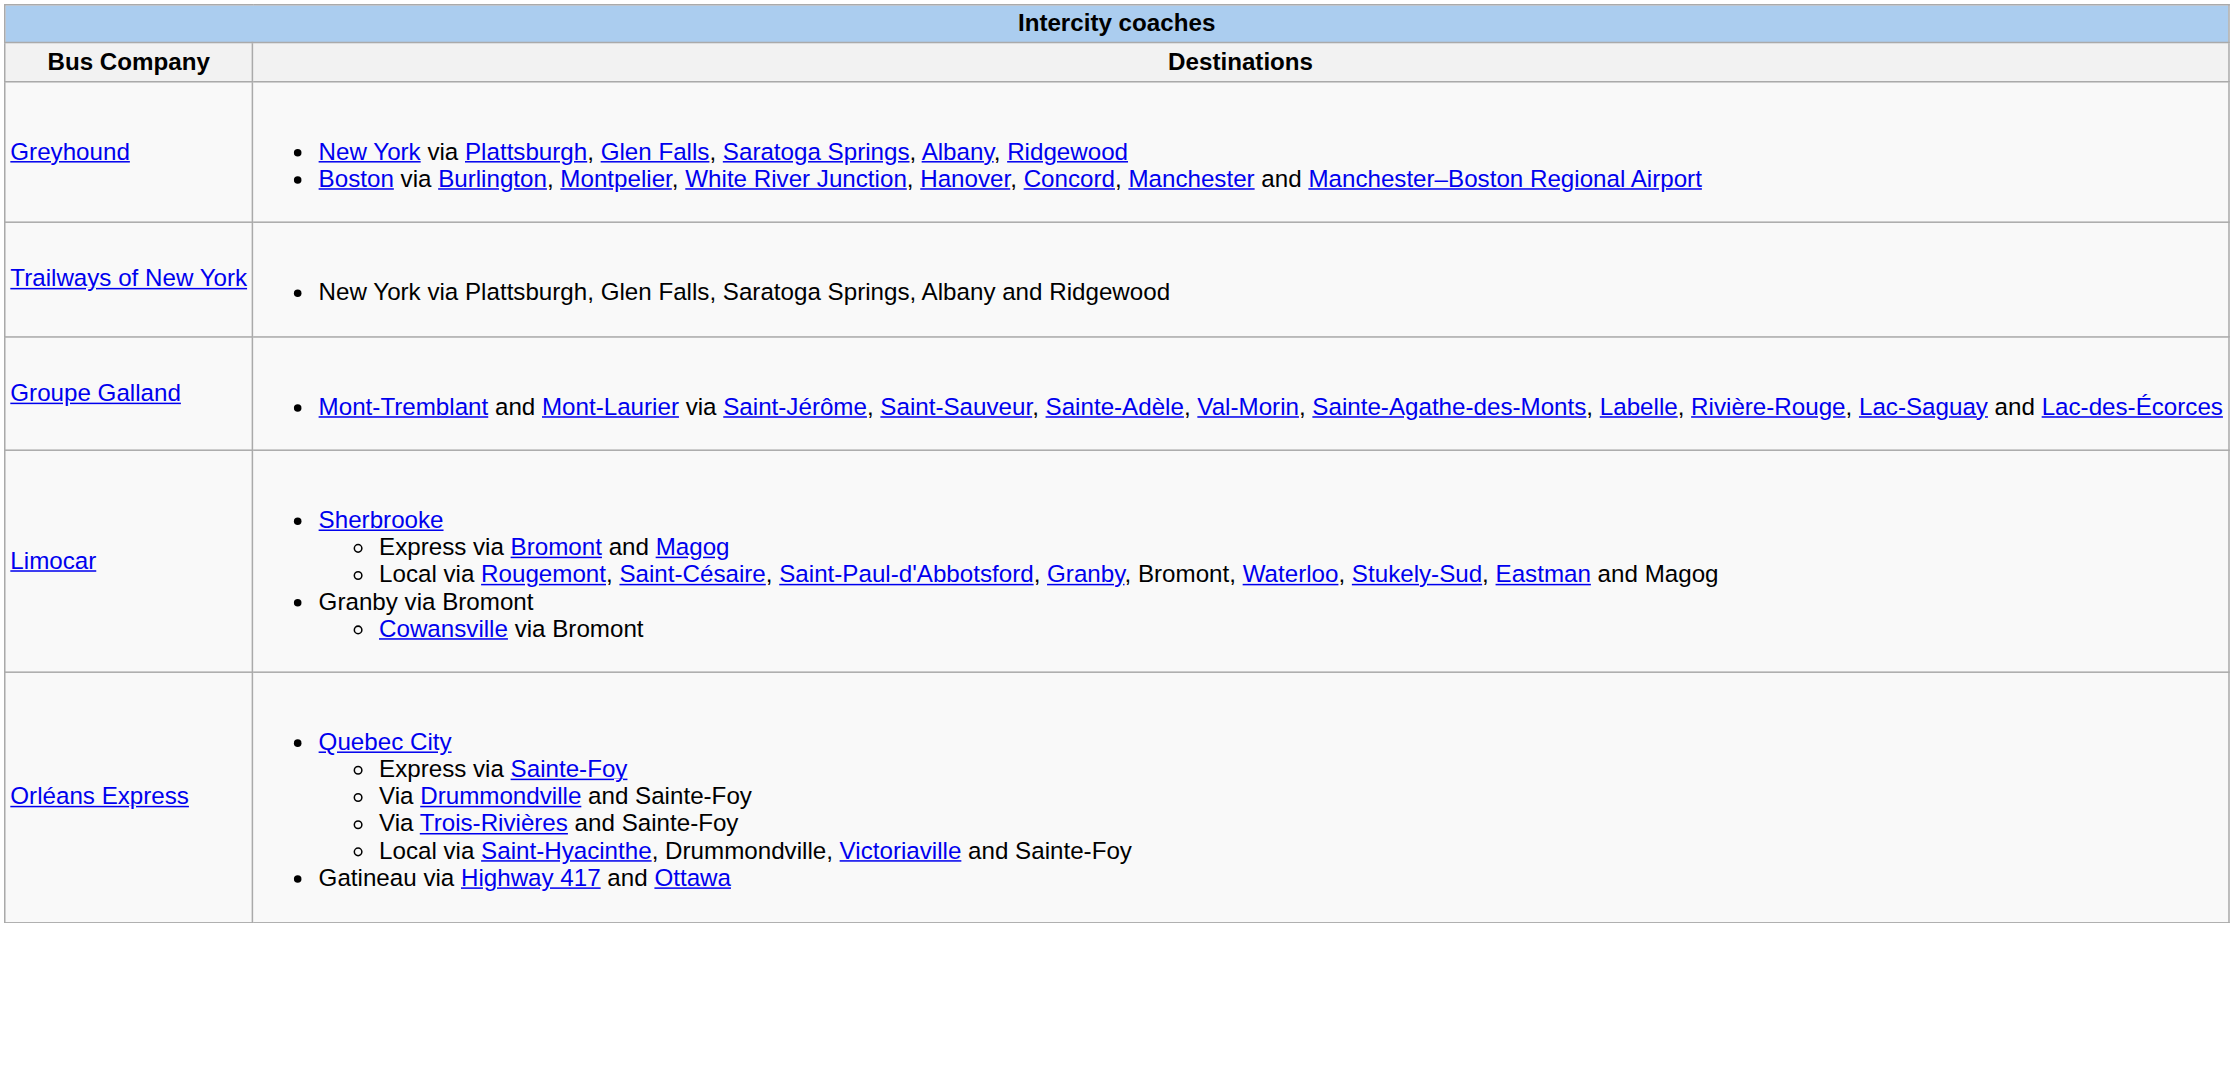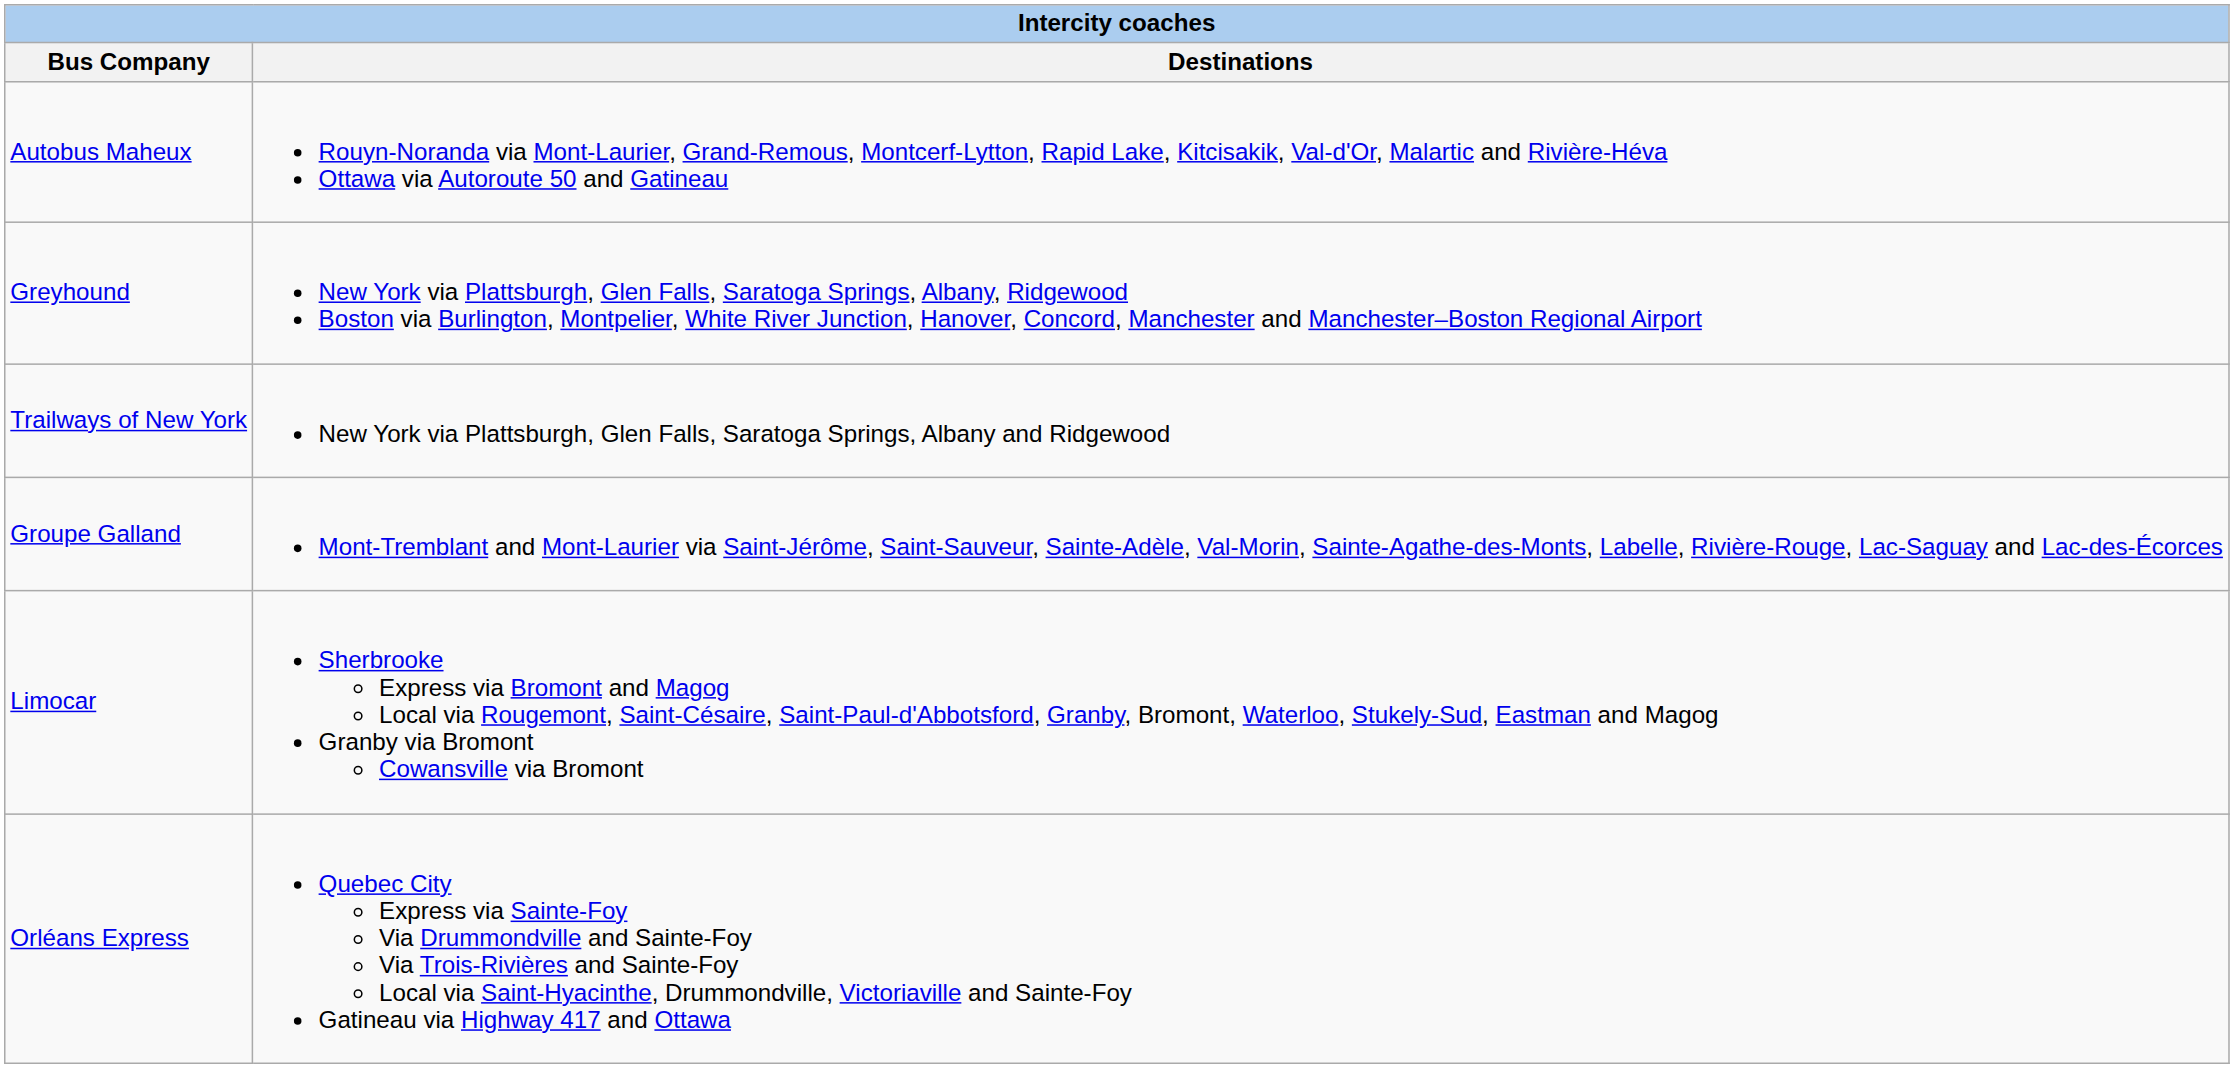+ row: (101, 151)
